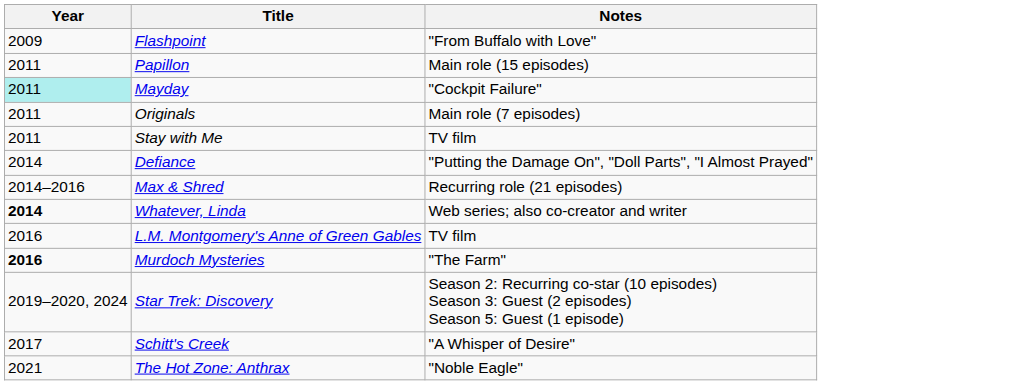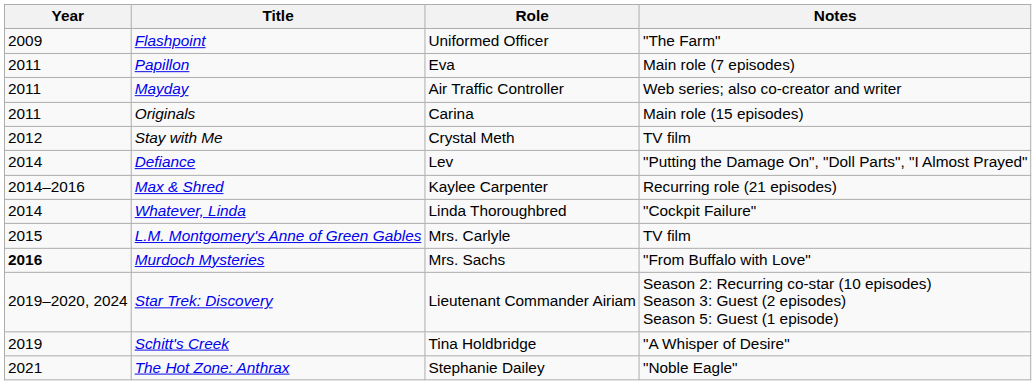+ column: (532, 16)
(512, 41) "From Buffalo with Love" -> (682, 41) "The Farm"
(509, 65) Main role (15 episodes) -> (719, 65) Main role (7 episodes)
(25, 89) paleturquoise background -> (25, 89) no background
(485, 89) "Cockpit Failure" -> (772, 89) Web series; also co-creator and writer
(504, 114) Main role (7 episodes) -> (723, 114) Main role (15 episodes)
(25, 138) 2011 -> (25, 138) 2012
(25, 211) bold -> (25, 211) normal
(558, 211) Web series; also co-creator and writer -> (700, 211) "Cockpit Failure"
(25, 235) 2016 -> (25, 235) 2015
(467, 260) "The Farm" -> (727, 260) "From Buffalo with Love"
(25, 343) 2017 -> (25, 343) 2019
